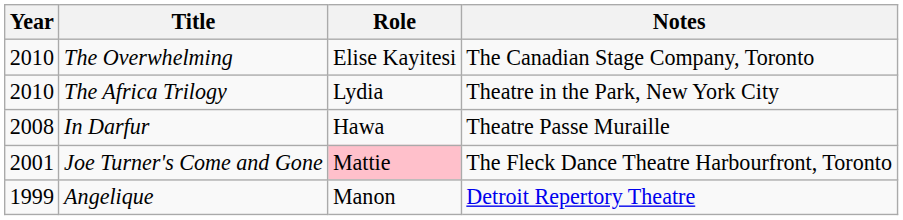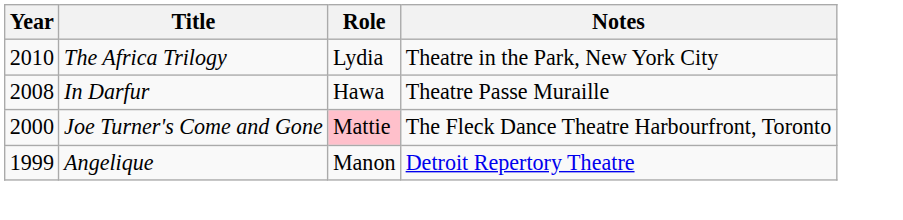- row: (148, 57)
(32, 162) 2001 -> (32, 127) 2000
